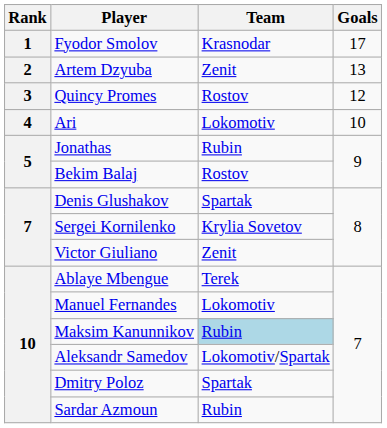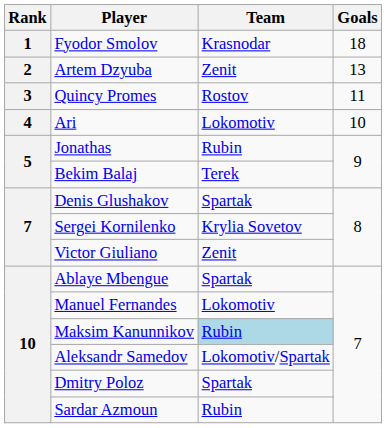(358, 43) 17 -> (358, 43) 18
(358, 95) 12 -> (358, 95) 11
(225, 174) Rostov -> (220, 174) Terek
(220, 278) Terek -> (227, 278) Spartak
